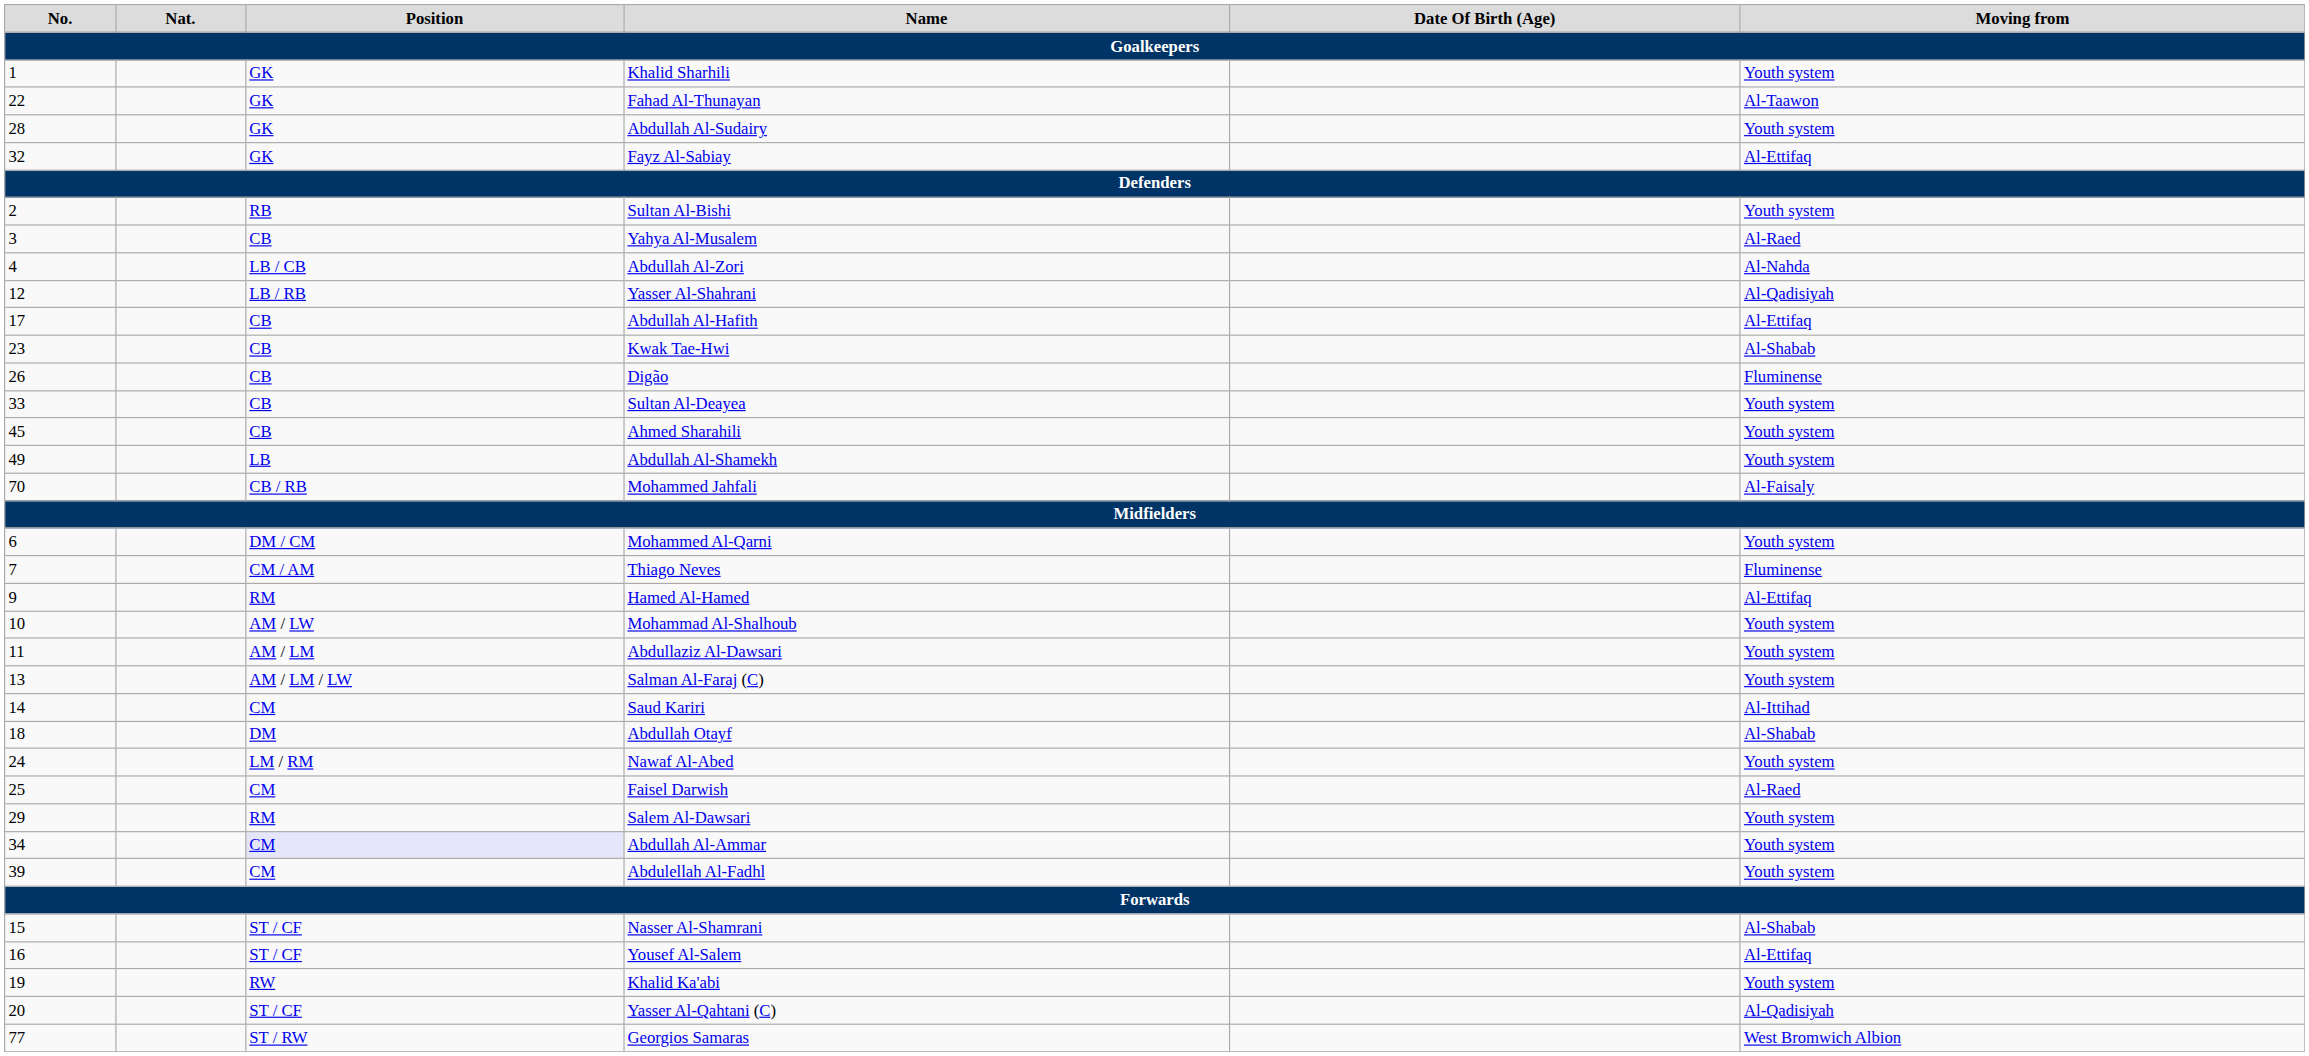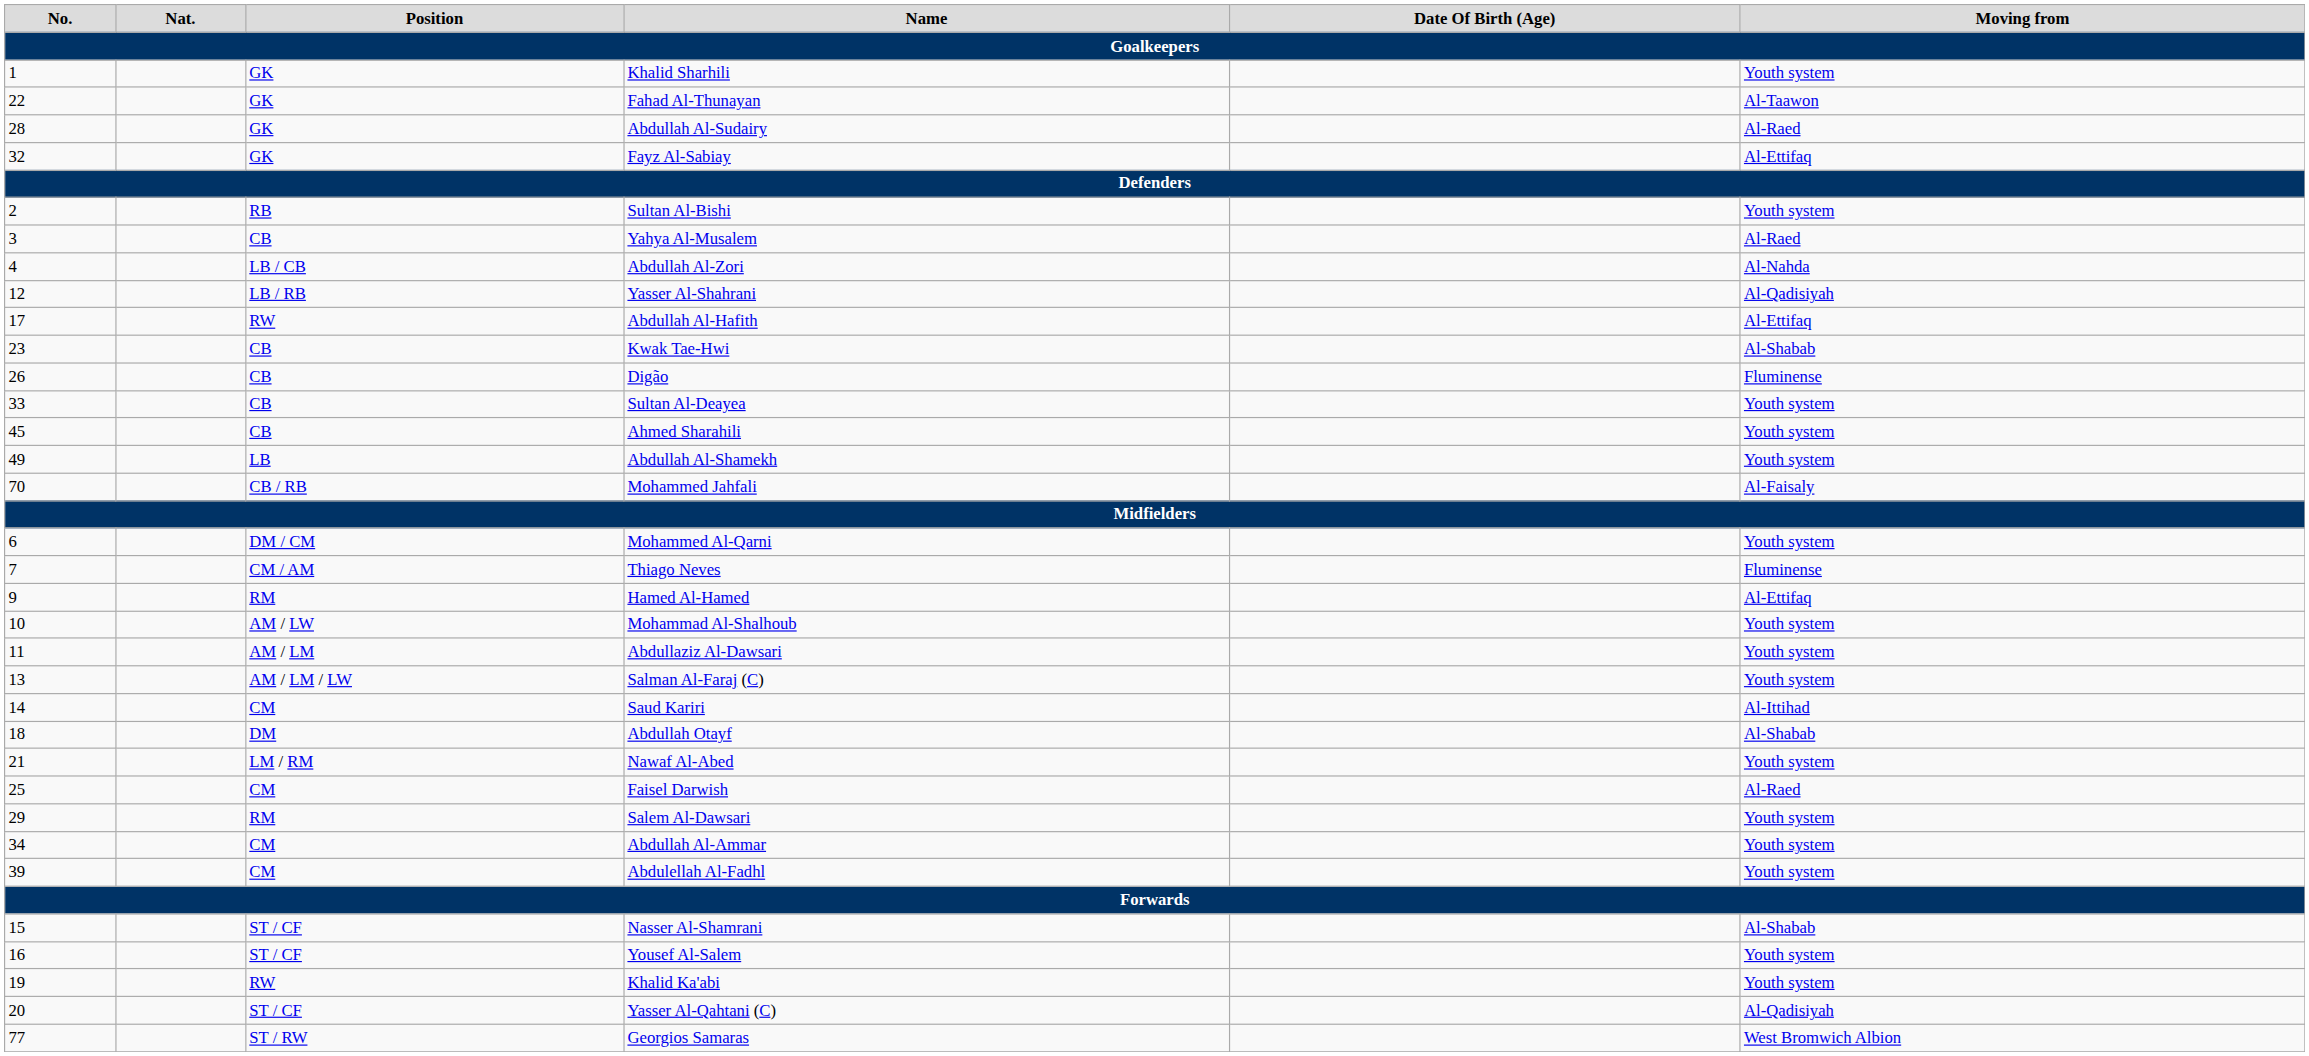(1789, 128) Youth system -> (1772, 128) Al-Raed
(260, 321) CB -> (262, 321) RW
(17, 762) 24 -> (17, 762) 21
(262, 845) lavender background -> (262, 845) no background
(1778, 955) Al-Ettifaq -> (1789, 955) Youth system
